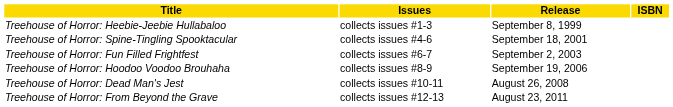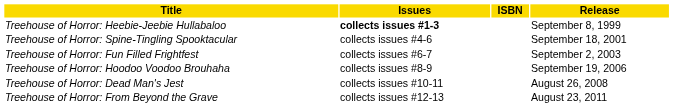columns swapped: (560, 11) <-> (650, 11)
(386, 25) normal -> (390, 25) bold
